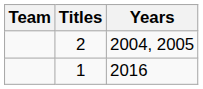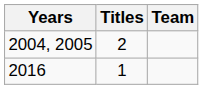columns swapped: (30, 17) <-> (152, 17)
